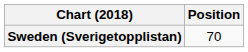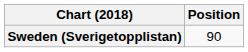(214, 36) 70 -> (214, 36) 90
